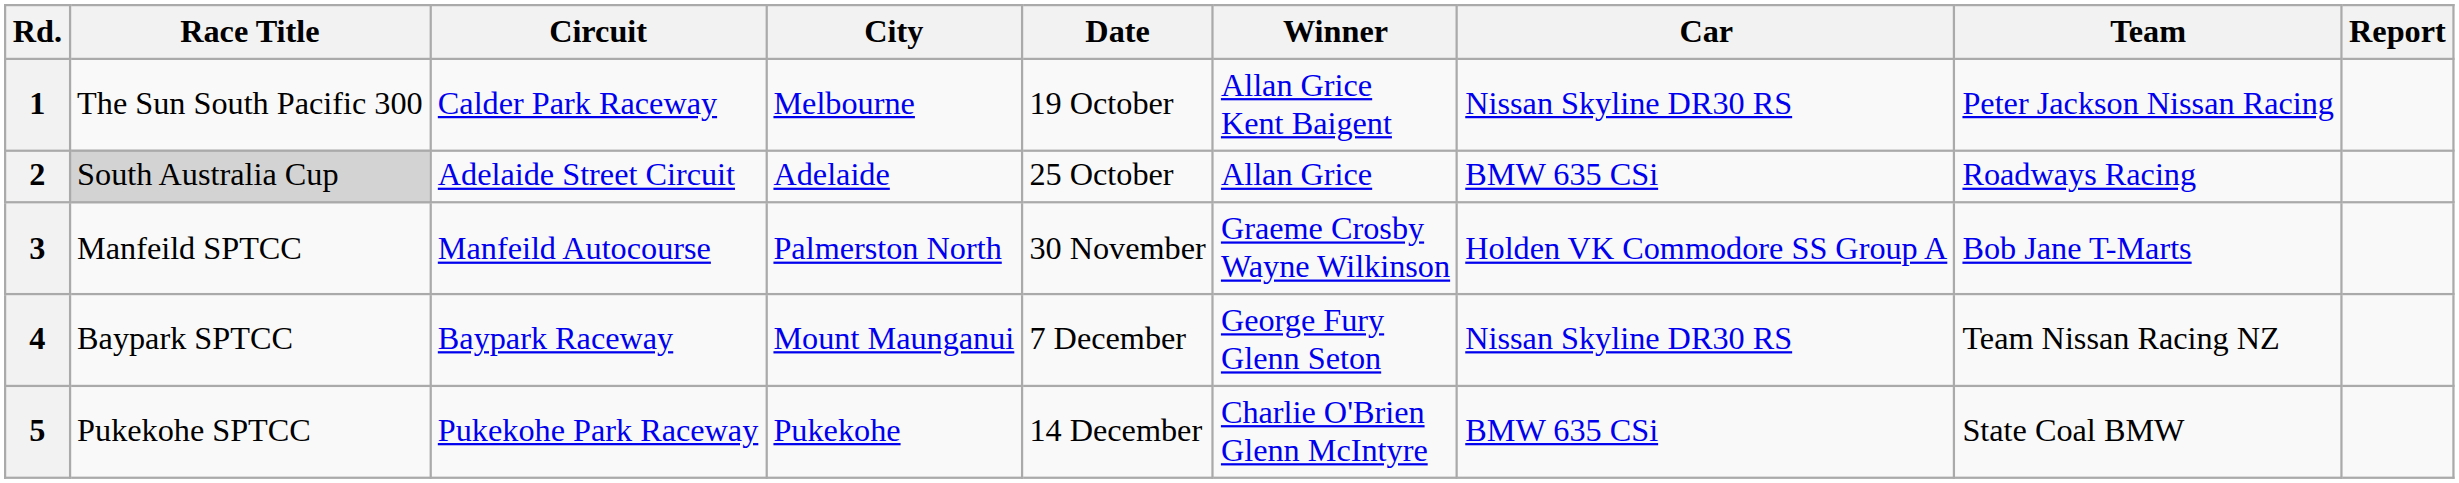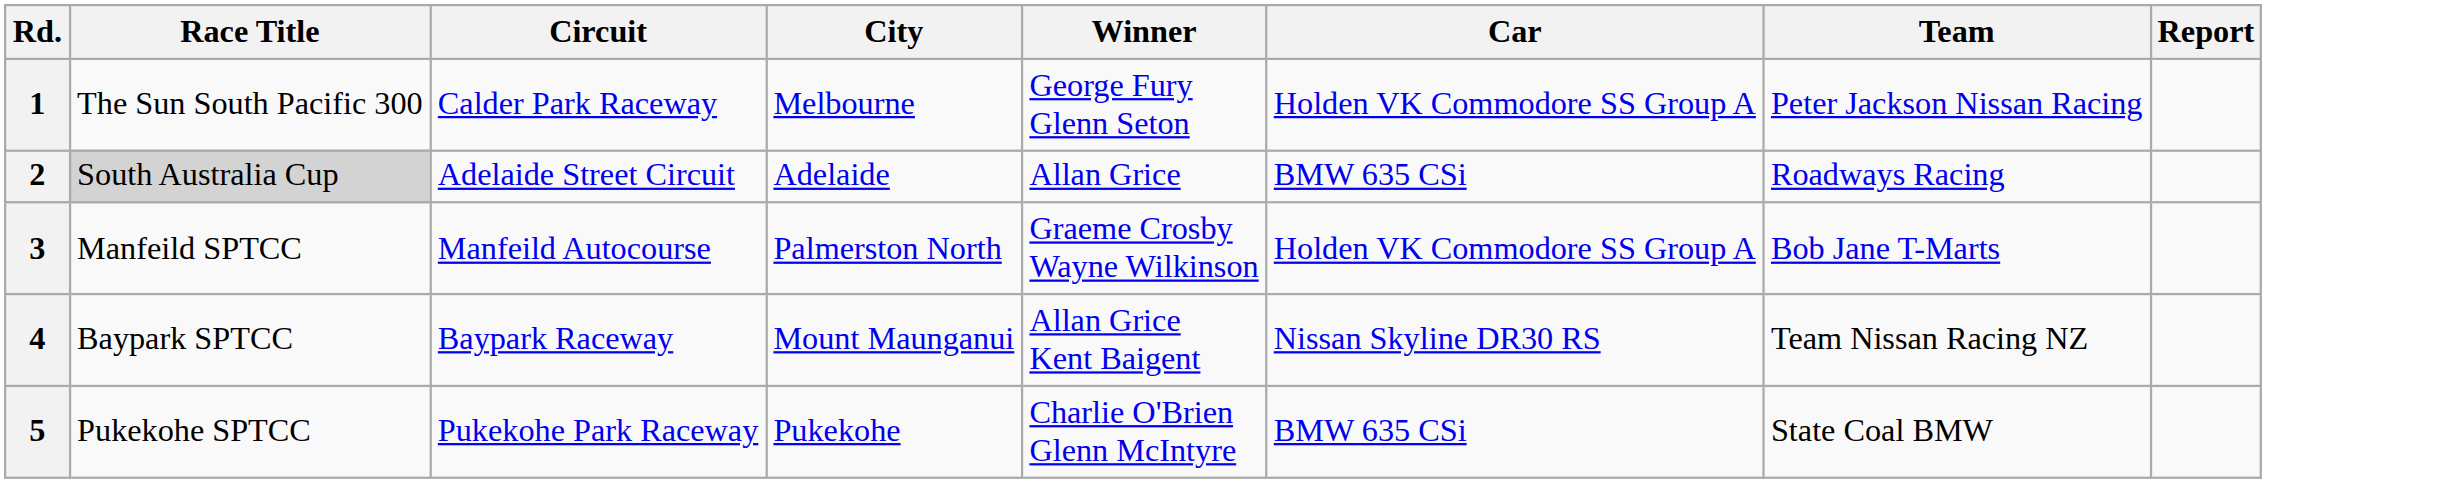- column: (1118, 31)
(1306, 103) Allan Grice Kent Baigent -> (1111, 103) George Fury Glenn Seton
(1629, 103) Nissan Skyline DR30 RS -> (1515, 103) Holden VK Commodore SS Group A
(1303, 339) George Fury Glenn Seton -> (1115, 339) Allan Grice Kent Baigent
